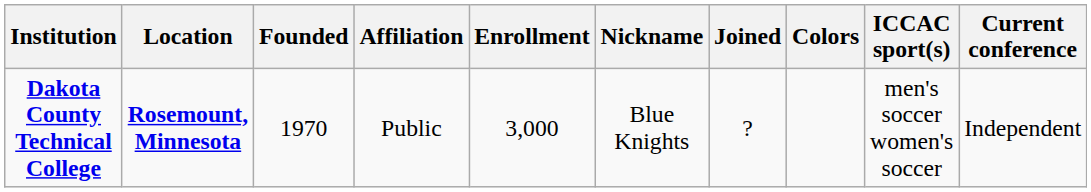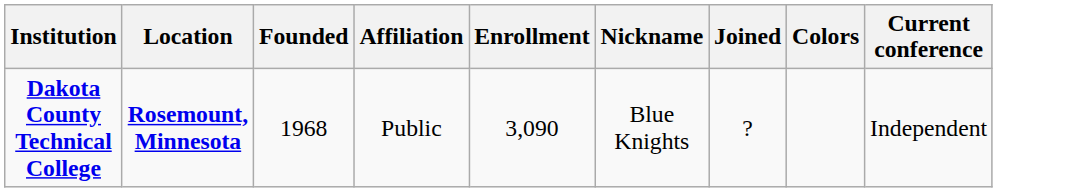- column: (912, 36)
(304, 127) 1970 -> (304, 127) 1968
(532, 127) 3,000 -> (532, 127) 3,090
